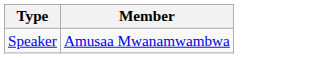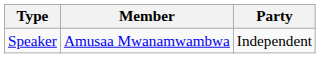+ column: (274, 16)
